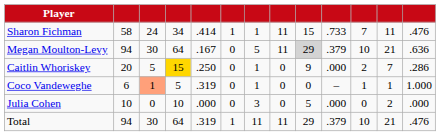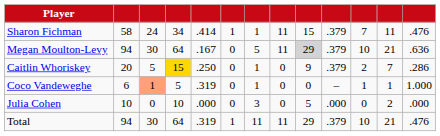(336, 31) .733 -> (336, 31) .379
(336, 67) .000 -> (336, 67) .379
